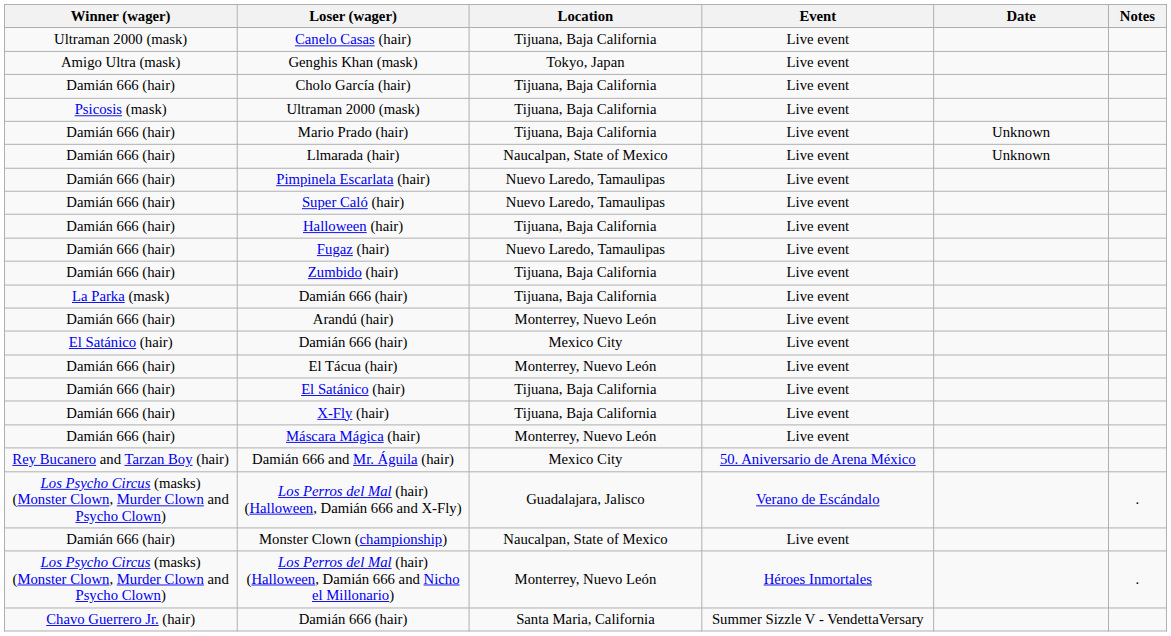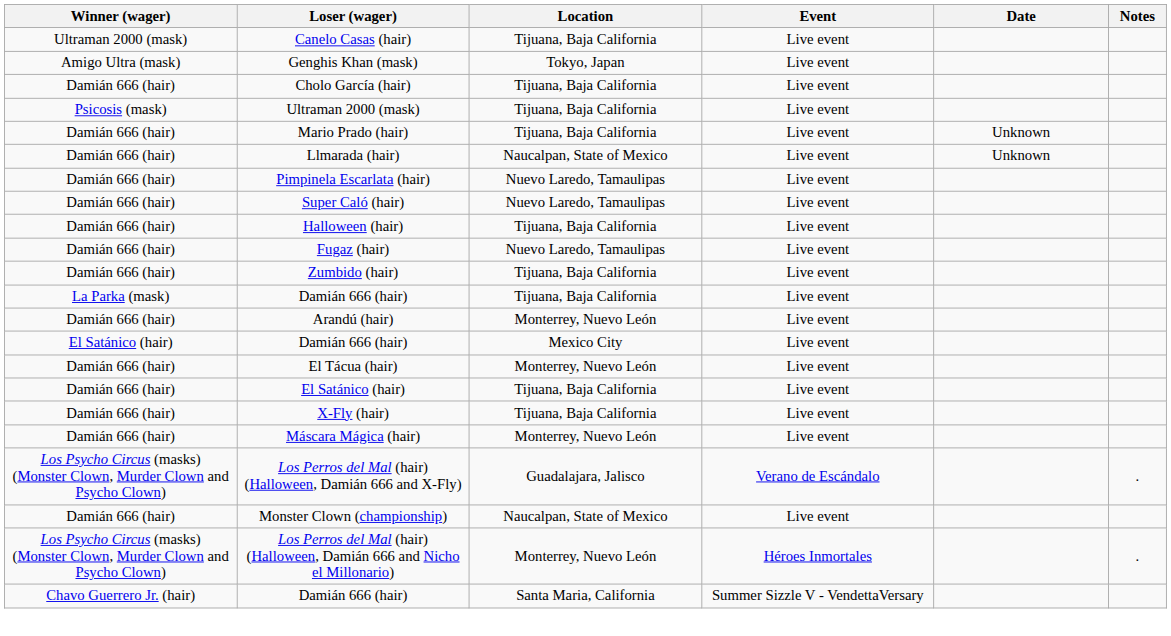- row: (121, 459)
